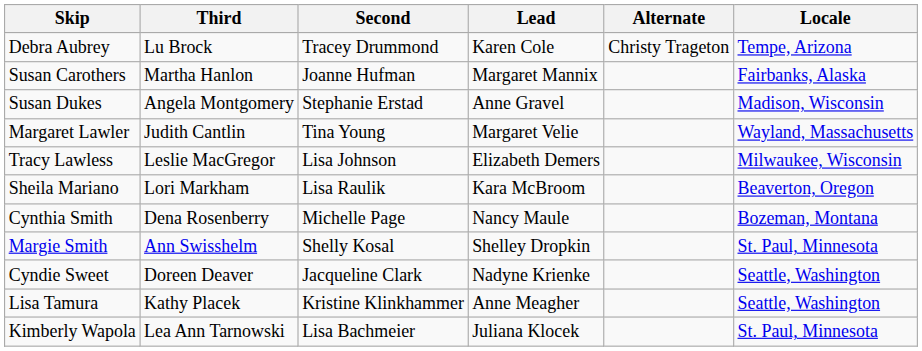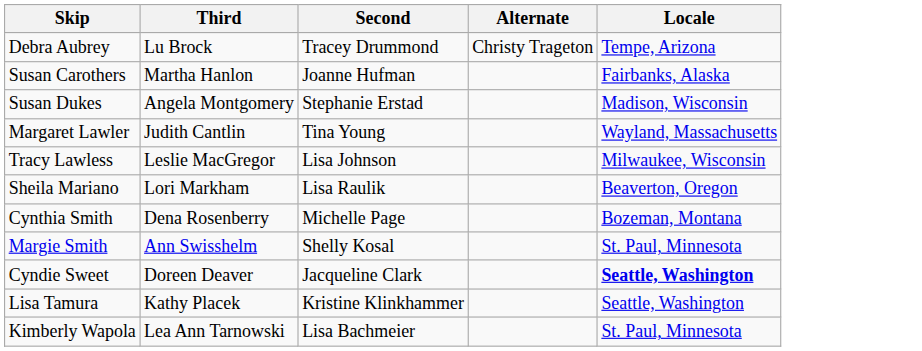- column: (536, 18)
(809, 274) normal -> (677, 274) bold
